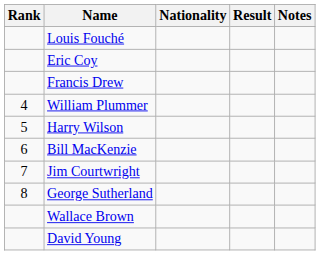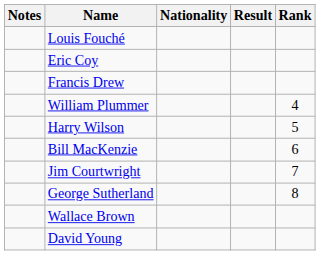columns swapped: (24, 15) <-> (295, 15)
